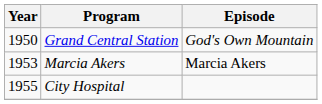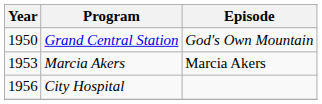(23, 87) 1955 -> (23, 87) 1956
